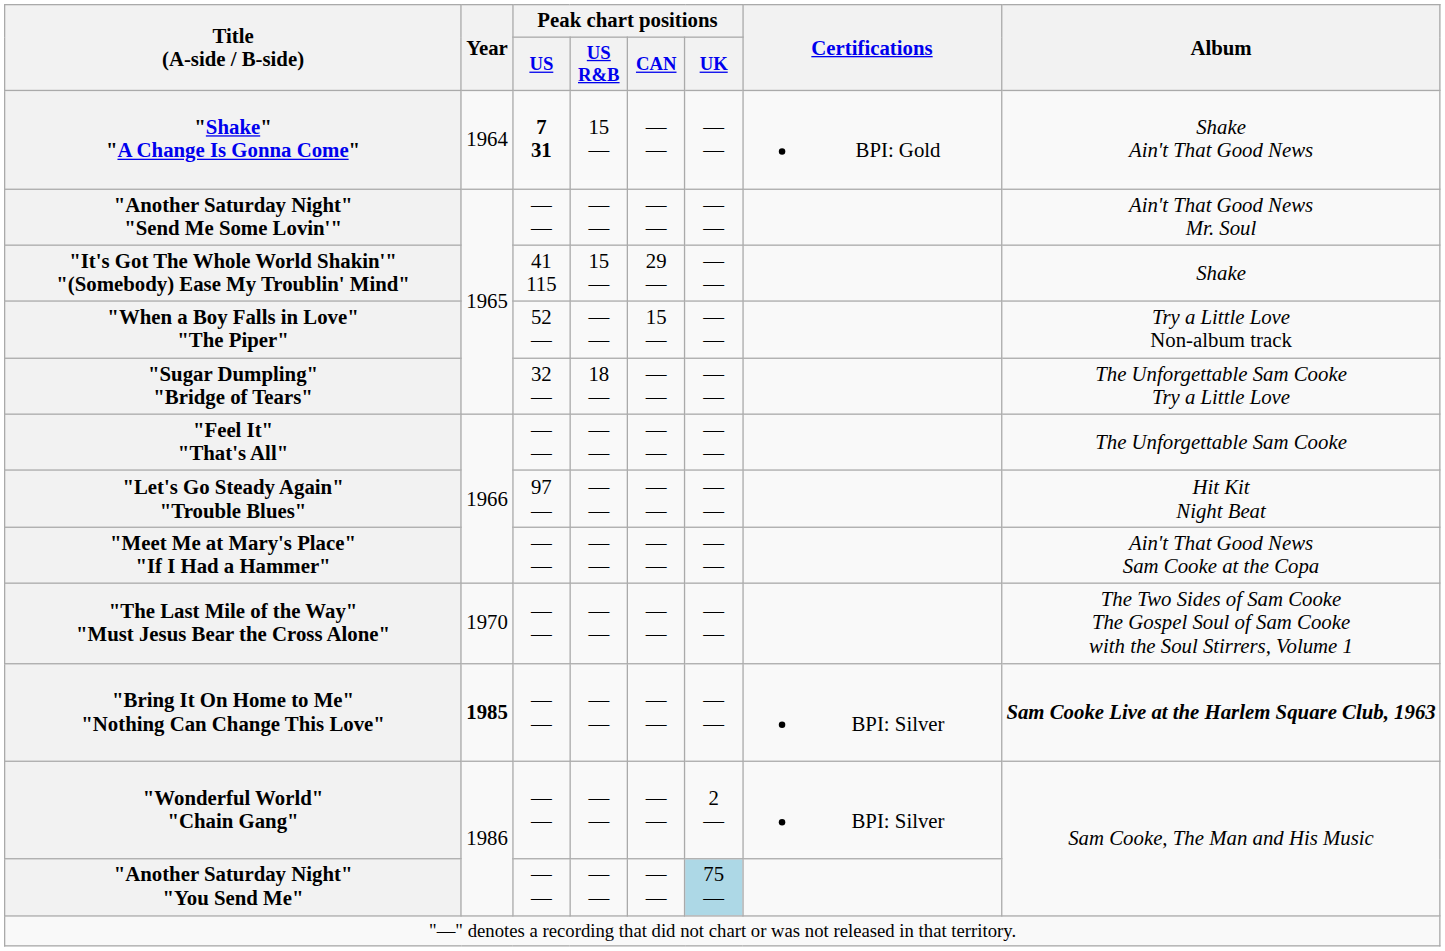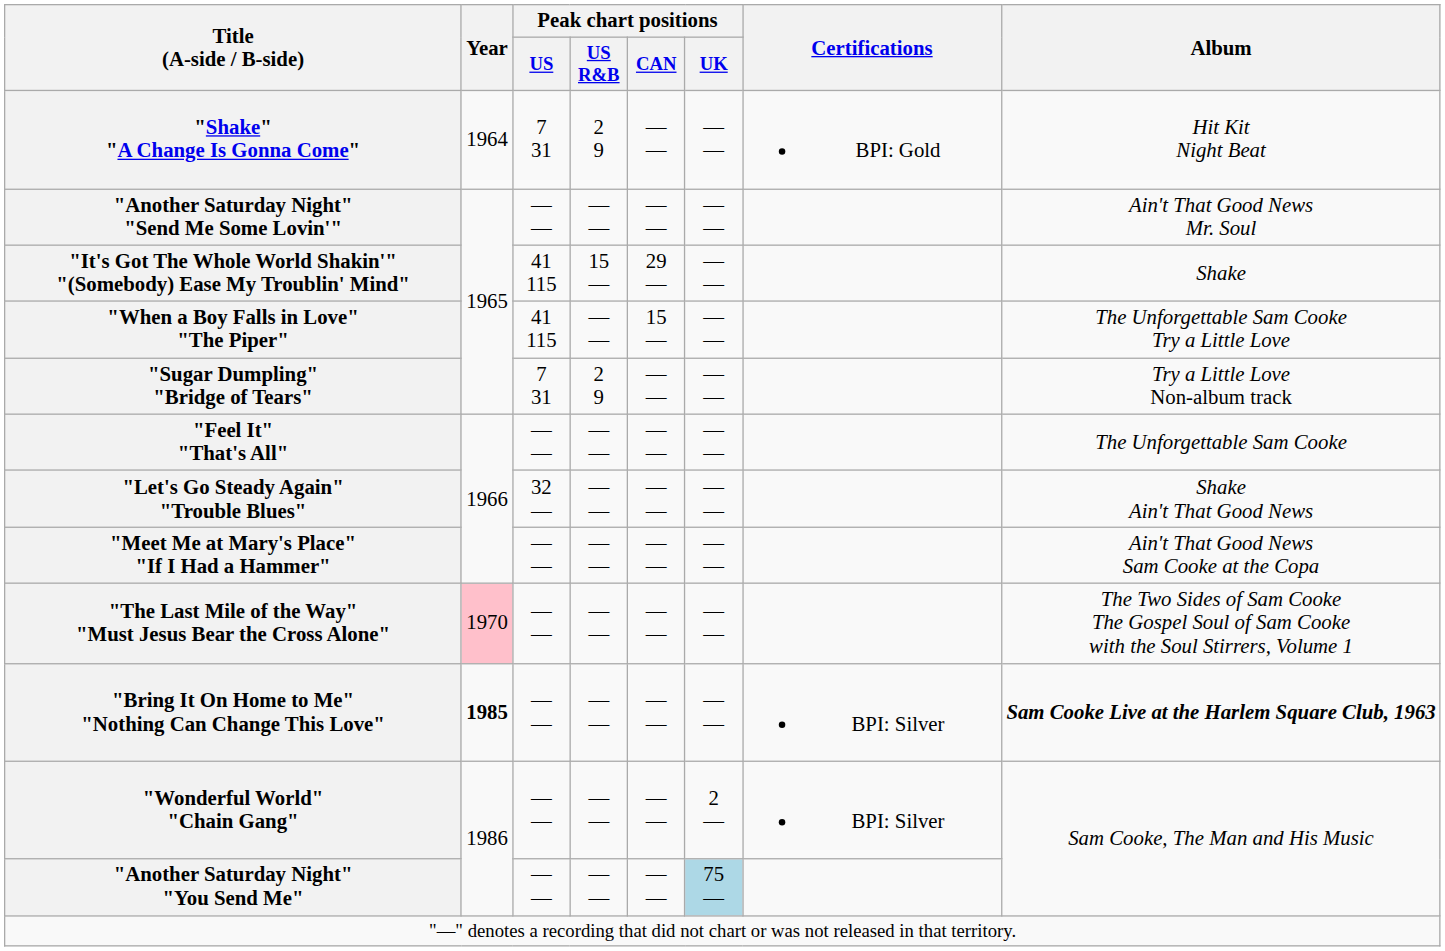(541, 139) bold -> (541, 139) normal
(599, 139) 15 — -> (599, 139) 2 9
(1221, 139) Shake Ain't That Good News -> (1221, 139) Hit Kit Night Beat
(541, 329) 52 — -> (541, 329) 41 115
(1221, 329) Try a Little Love Non-album track -> (1221, 329) The Unforgettable Sam Cooke Try a Little Love
(541, 385) 32 — -> (541, 385) 7 31
(599, 385) 18 — -> (599, 385) 2 9
(1221, 385) The Unforgettable Sam Cooke Try a Little Love -> (1221, 385) Try a Little Love Non-album track
(541, 498) 97 — -> (541, 498) 32 —
(1221, 498) Hit Kit Night Beat -> (1221, 498) Shake Ain't That Good News
(487, 623) no background -> (487, 623) pink background
